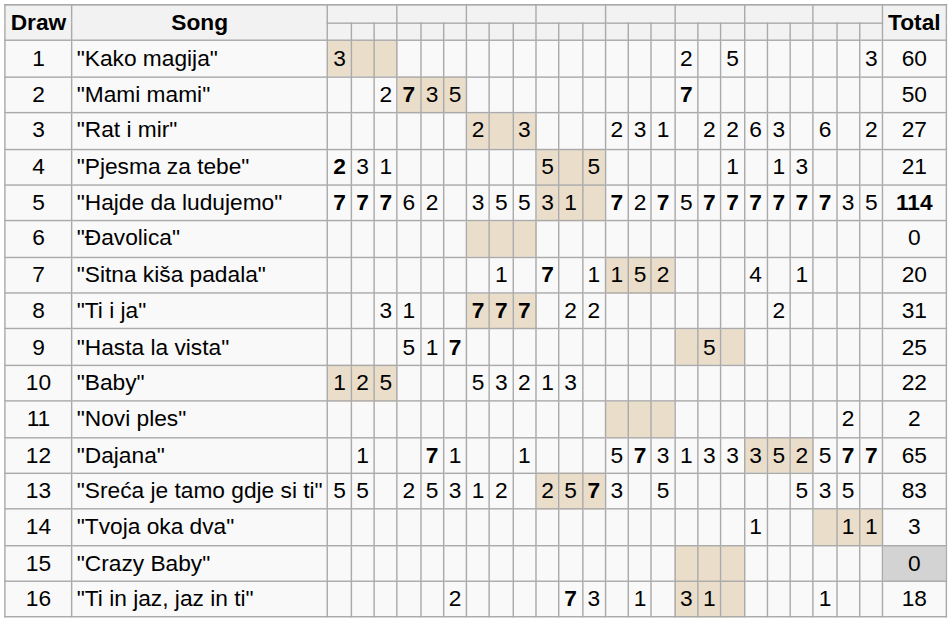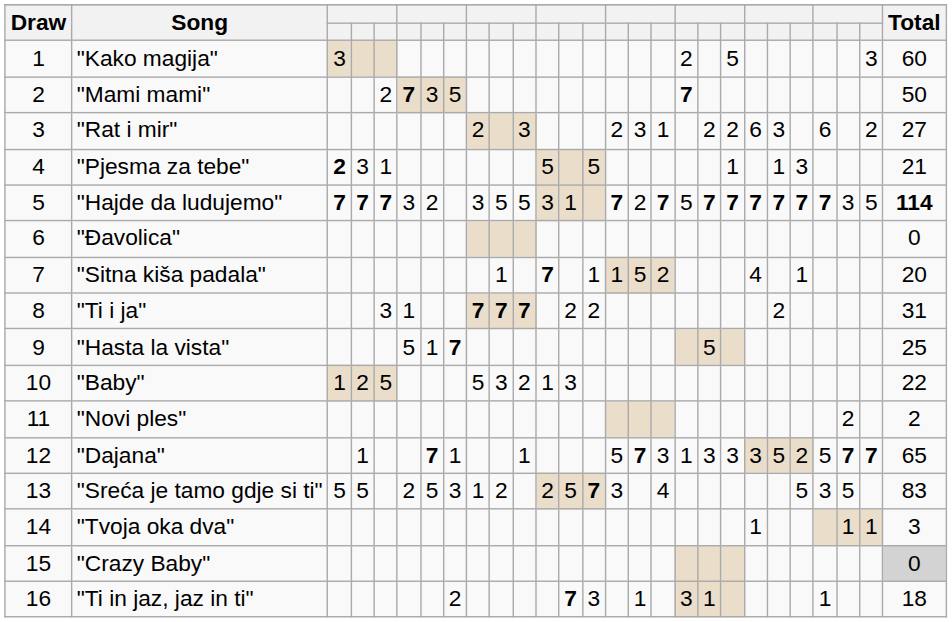(409, 202) 6 -> (409, 202) 3
(663, 490) 5 -> (663, 490) 4
